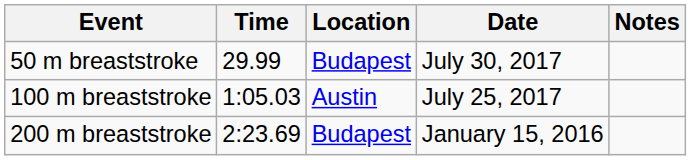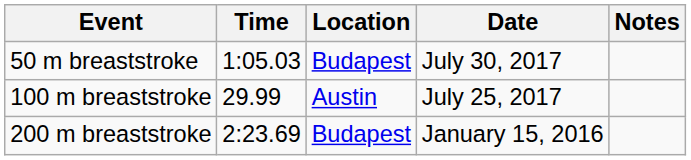(252, 60) 29.99 -> (262, 60) 1:05.03
(262, 97) 1:05.03 -> (252, 97) 29.99
